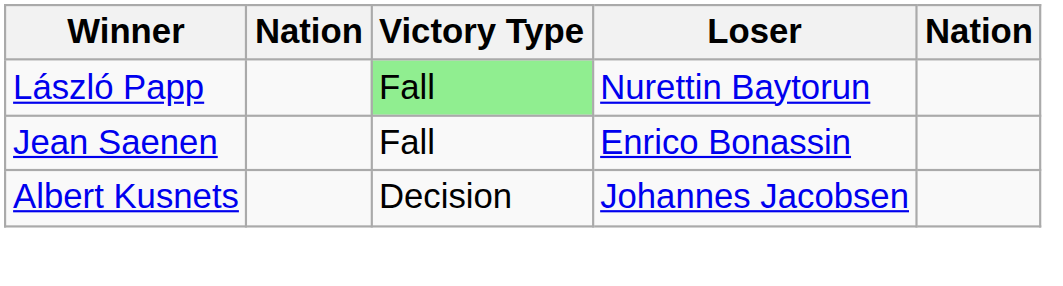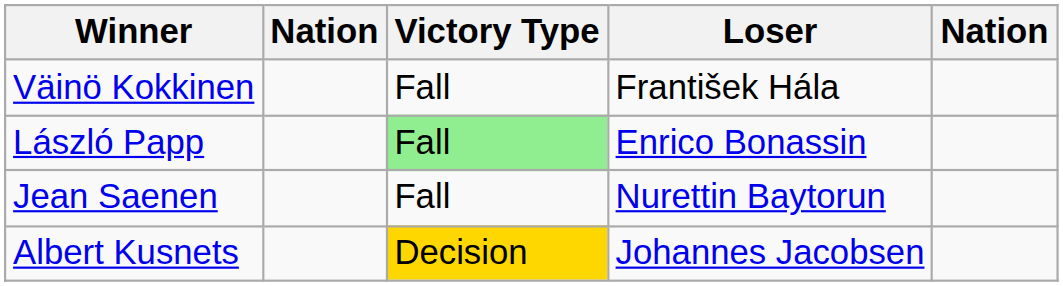+ row: (134, 87)
(735, 87) Nurettin Baytorun -> (741, 142) Enrico Bonassin
(726, 142) Enrico Bonassin -> (751, 197) Nurettin Baytorun
(446, 197) no background -> (461, 252) gold background
